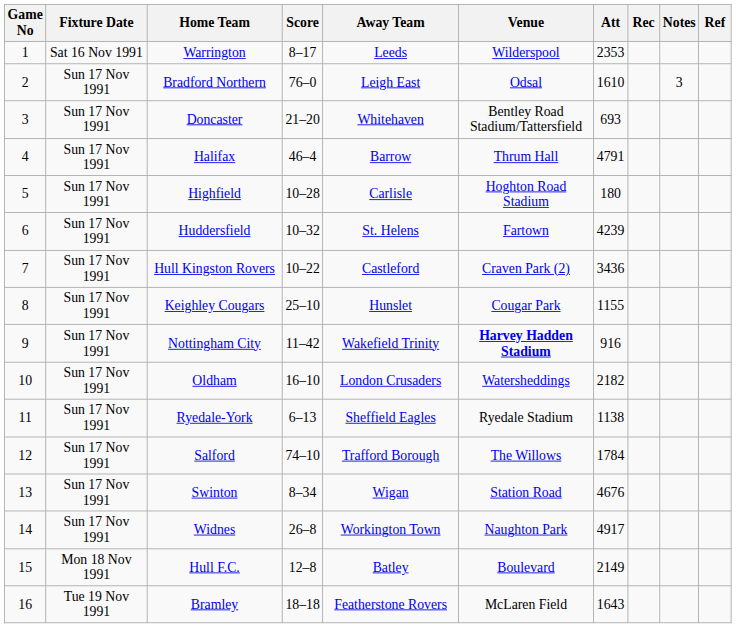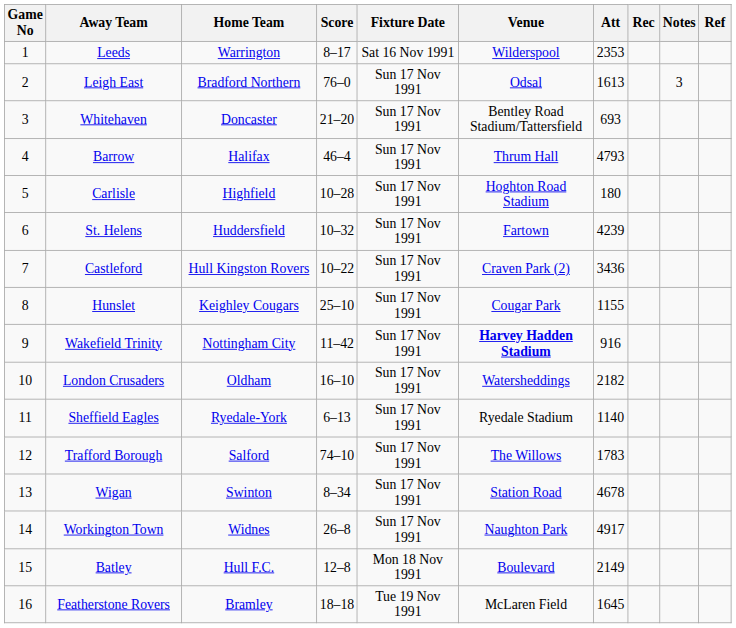columns swapped: (96, 23) <-> (391, 23)
(611, 82) 1610 -> (611, 82) 1613
(611, 156) 4791 -> (611, 156) 4793
(611, 417) 1138 -> (611, 417) 1140
(611, 455) 1784 -> (611, 455) 1783
(611, 492) 4676 -> (611, 492) 4678
(611, 604) 1643 -> (611, 604) 1645
